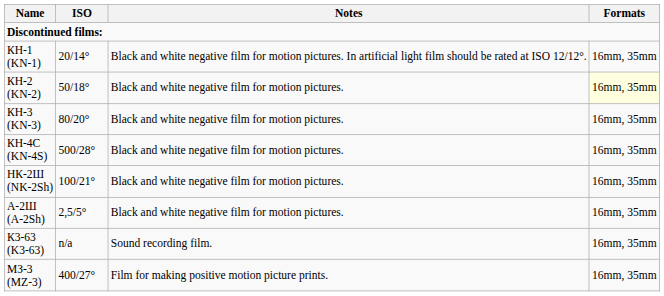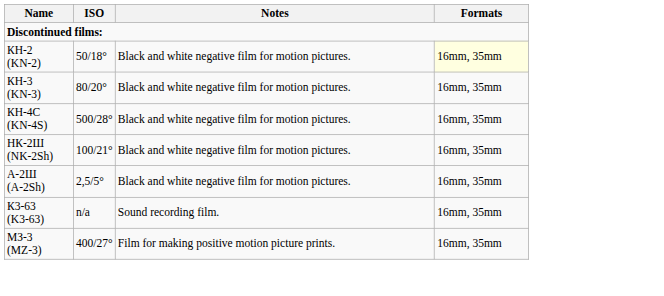- row: (24, 56)
